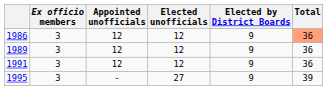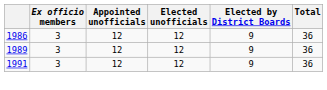(308, 36) lightsalmon background -> (308, 36) no background
- row: (17, 78)
